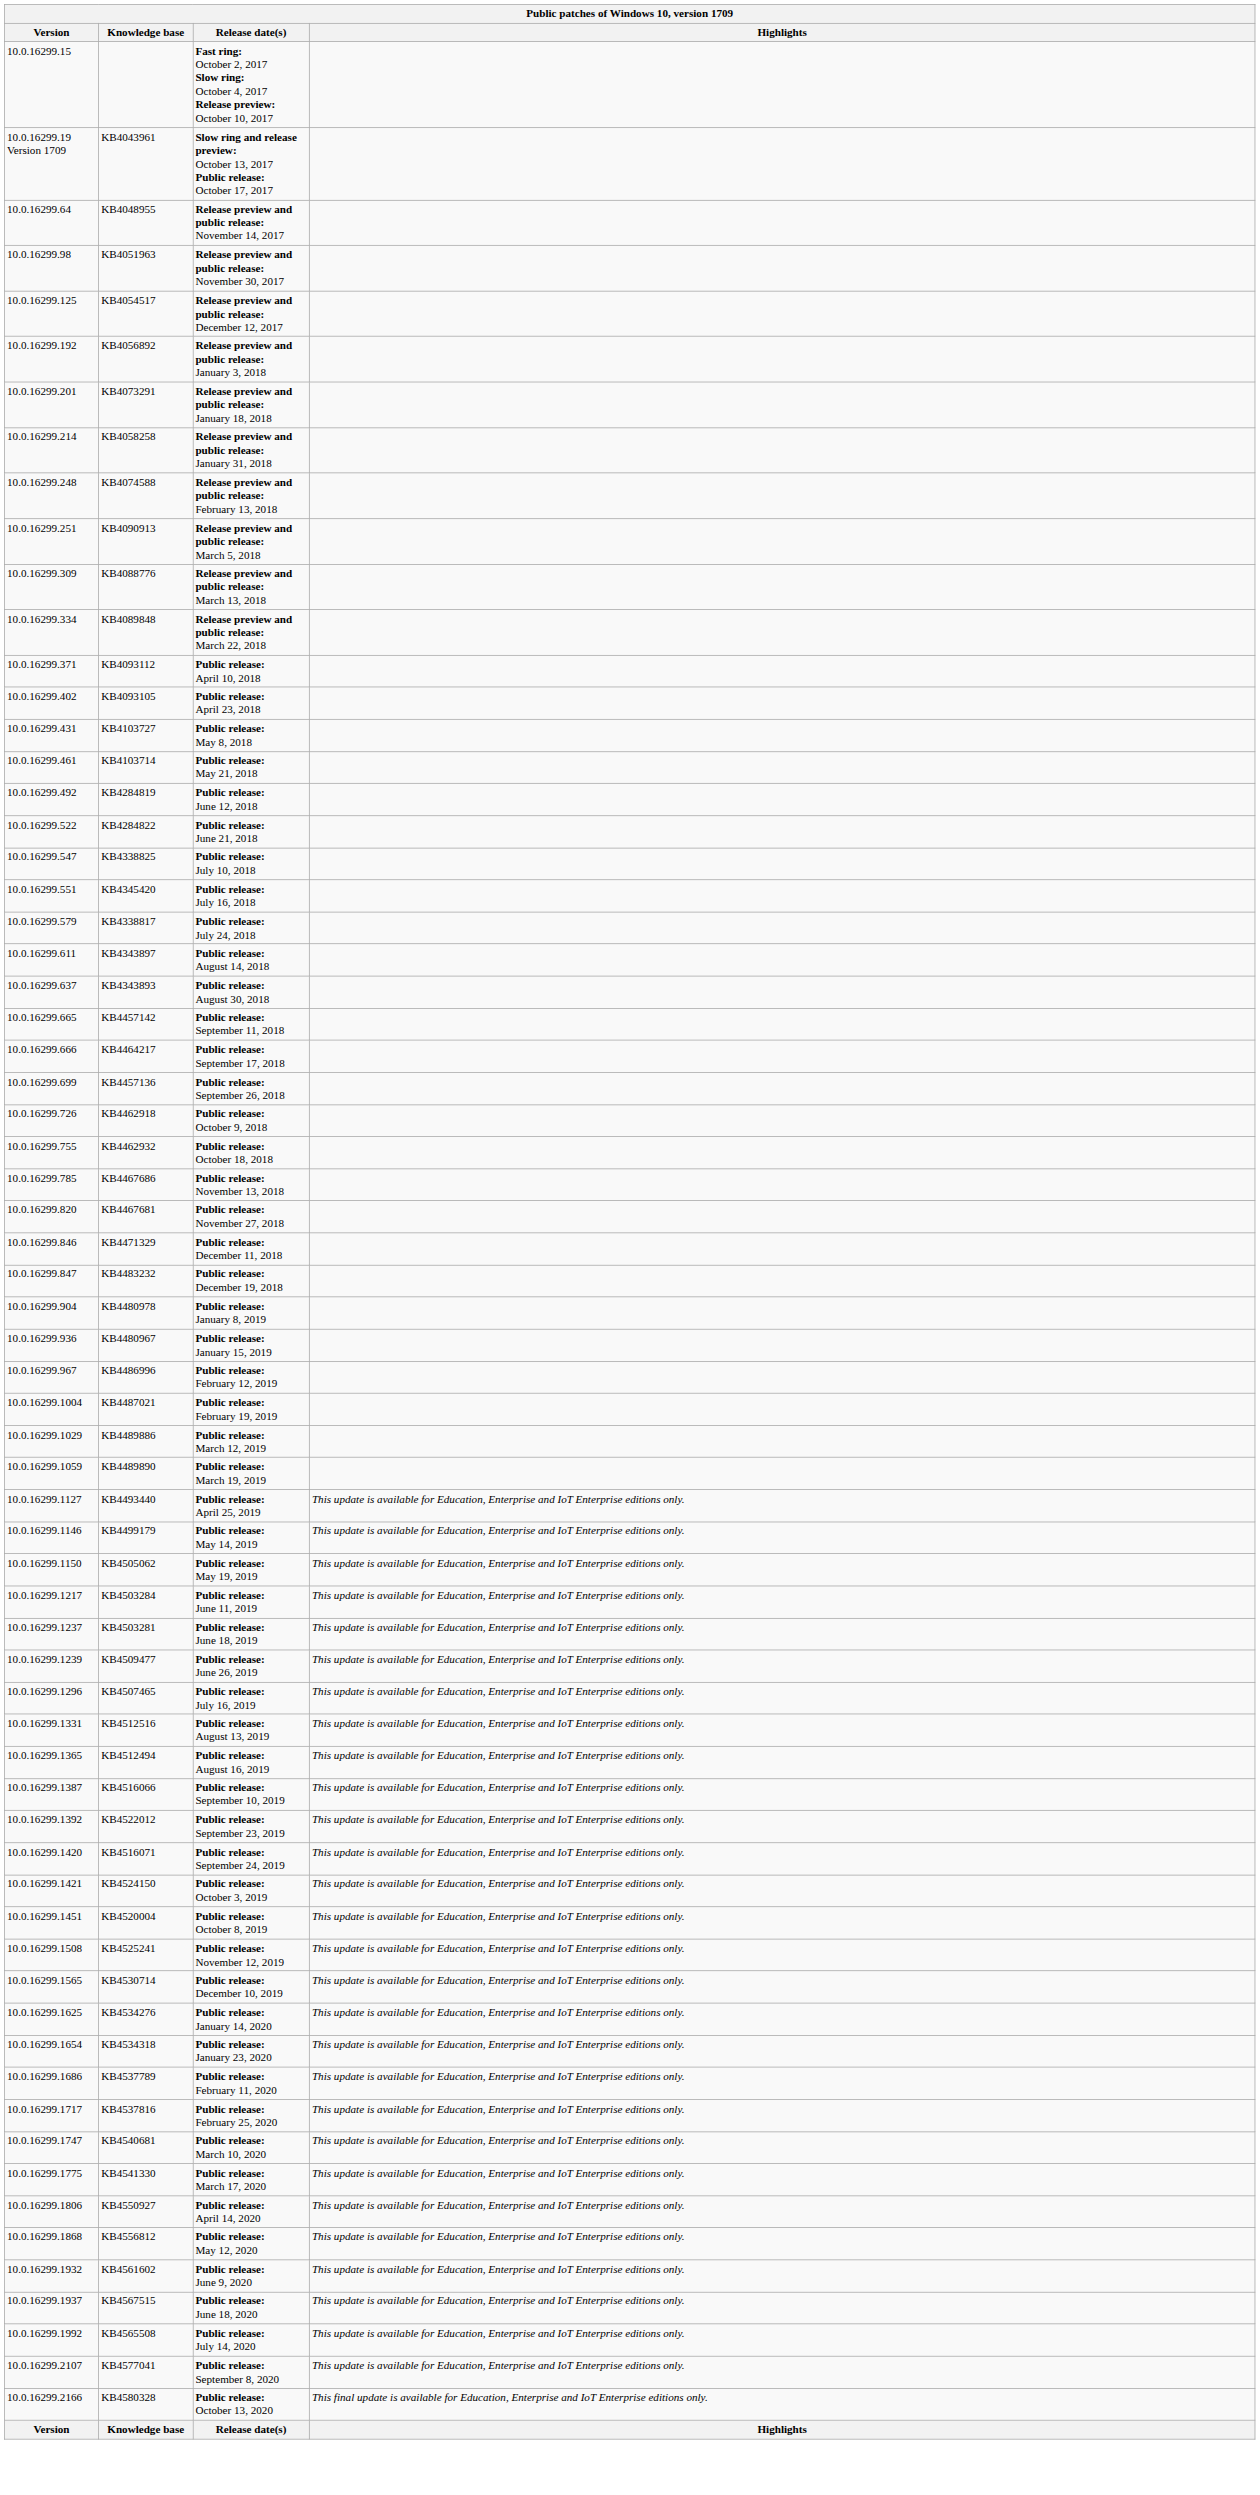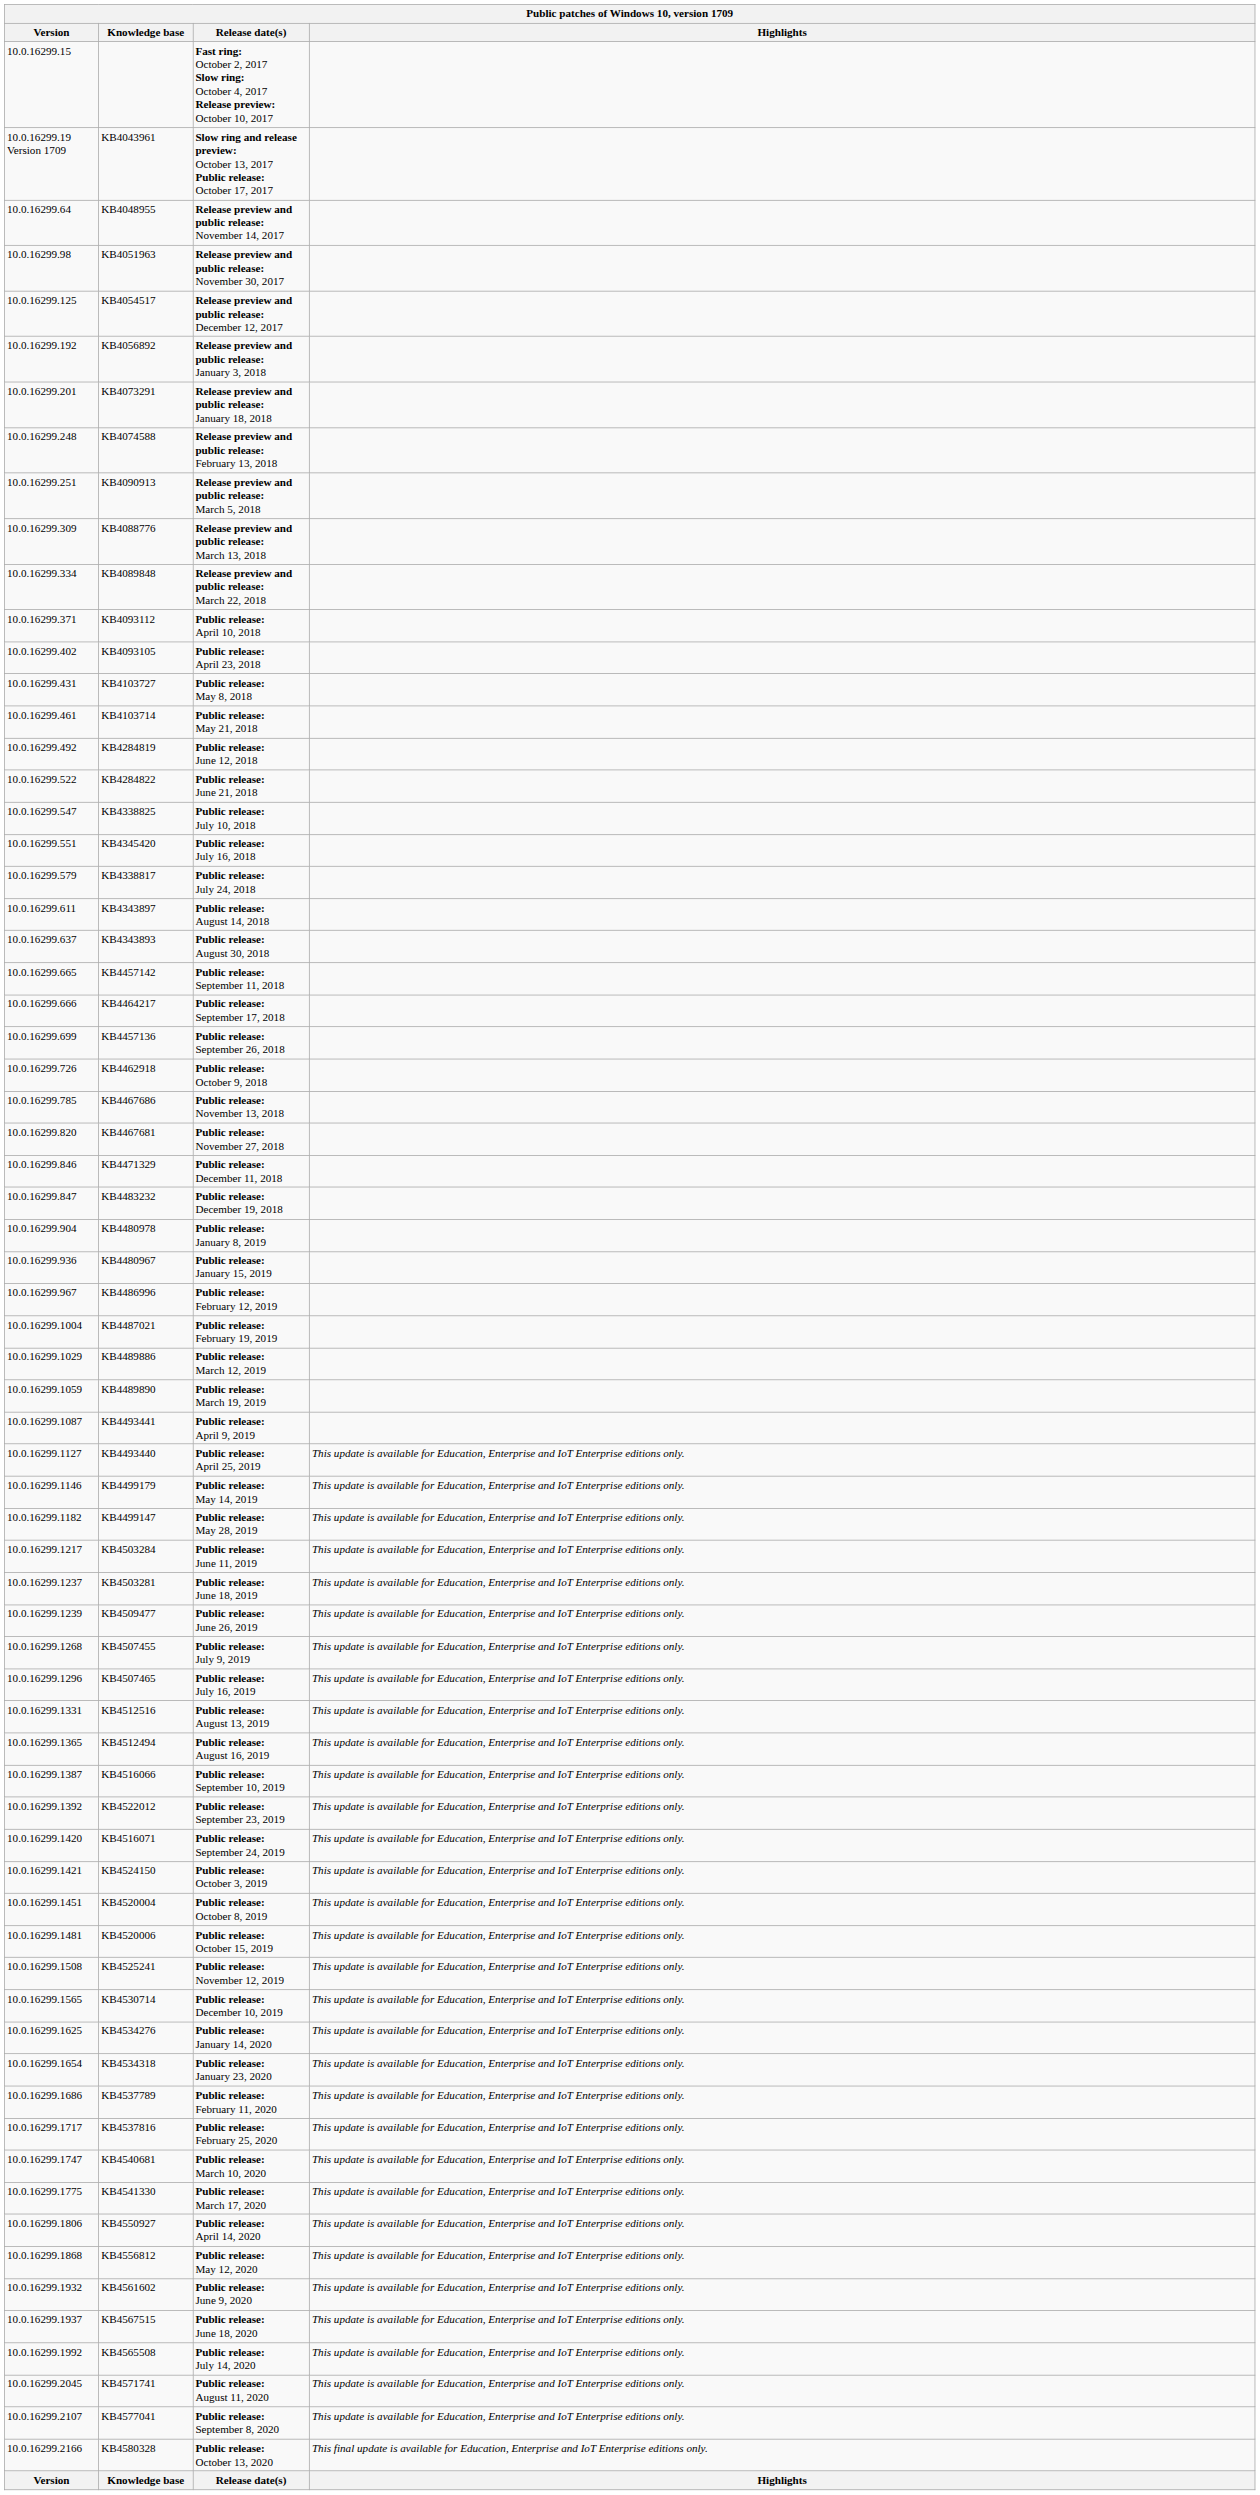- row: (128, 437)
- row: (128, 1146)
+ row: (128, 1421)
- row: (128, 1563)
+ row: (128, 1517)
+ row: (128, 1646)
+ row: (128, 1934)
+ row: (128, 2384)
